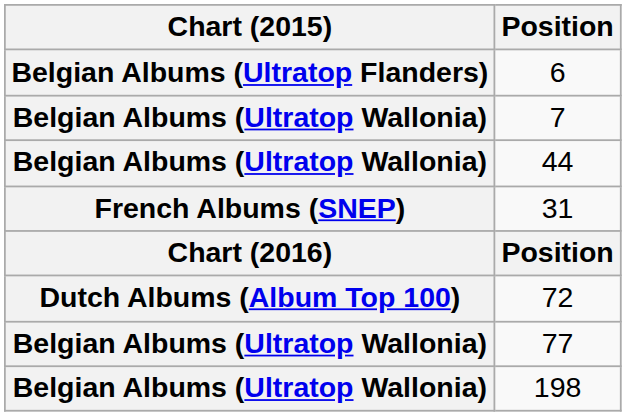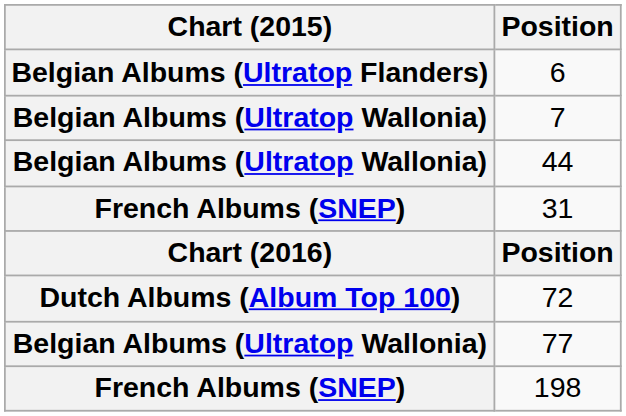(250, 388) Belgian Albums (Ultratop Wallonia) -> (250, 388) French Albums (SNEP)
